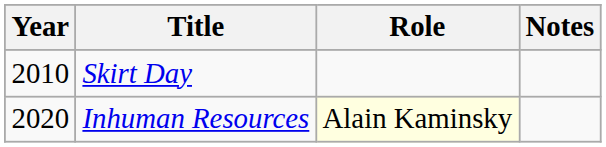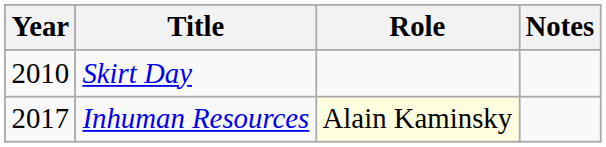(40, 118) 2020 -> (40, 118) 2017
